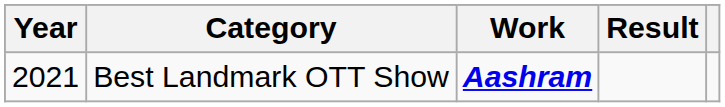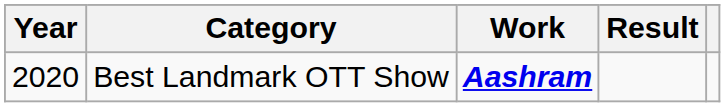(46, 76) 2021 -> (46, 76) 2020
